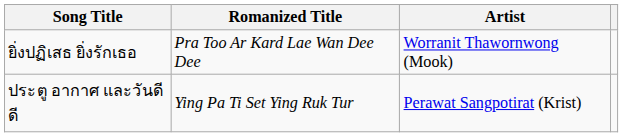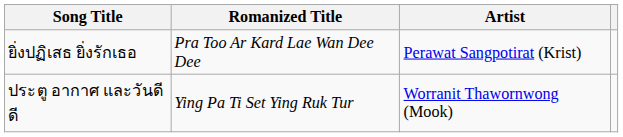(481, 52) Worranit Thawornwong (Mook) -> (492, 52) Perawat Sangpotirat (Krist)
(492, 102) Perawat Sangpotirat (Krist) -> (481, 102) Worranit Thawornwong (Mook)
